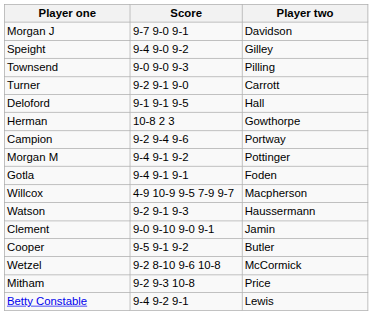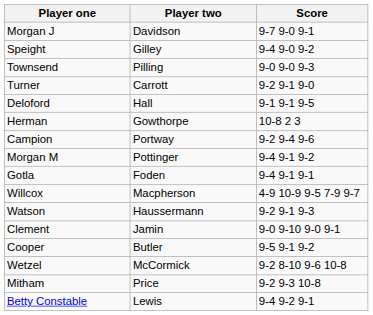columns swapped: (305, 13) <-> (186, 13)
